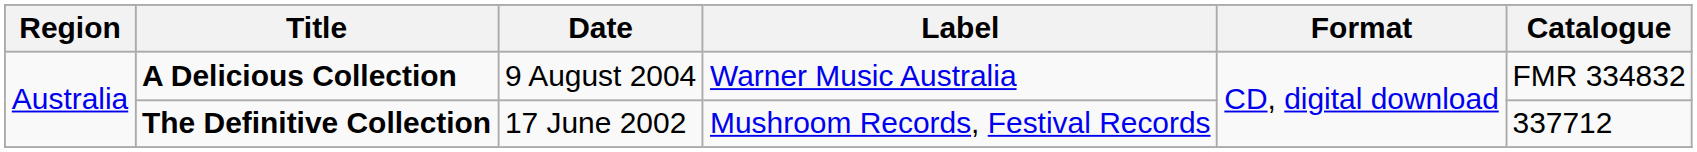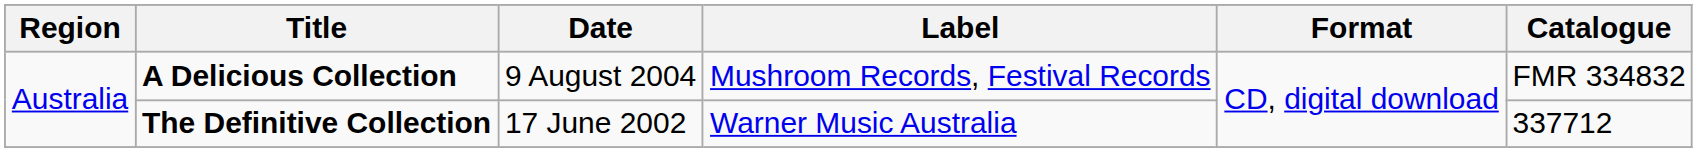(863, 75) Warner Music Australia -> (960, 75) Mushroom Records, Festival Records
(960, 123) Mushroom Records, Festival Records -> (863, 123) Warner Music Australia
